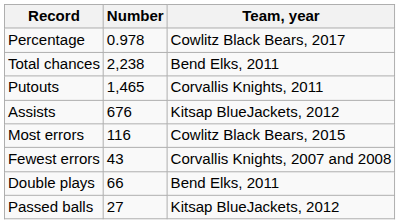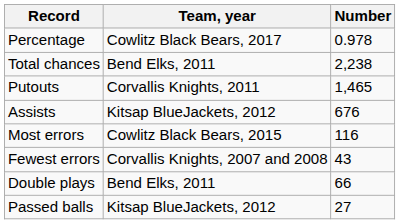columns swapped: (135, 16) <-> (281, 16)
